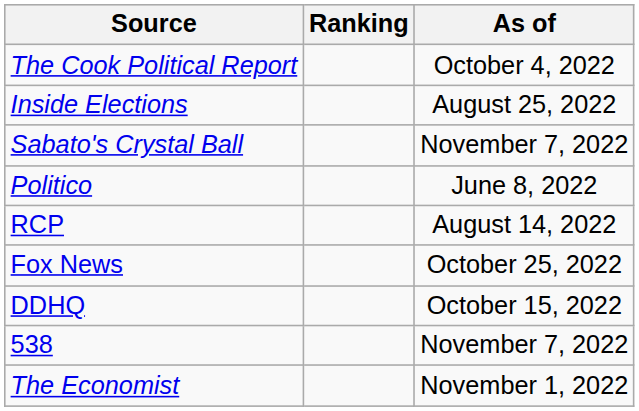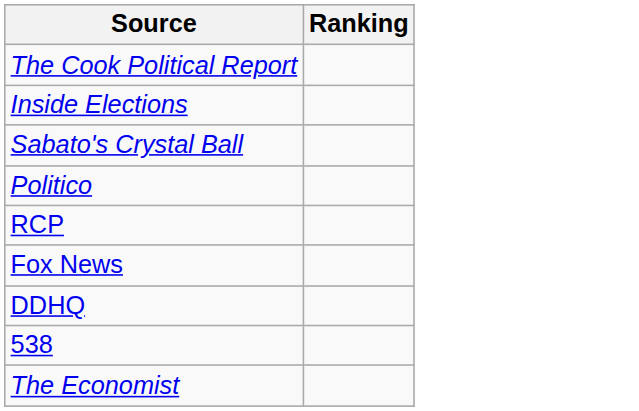- column: (524, 24)
